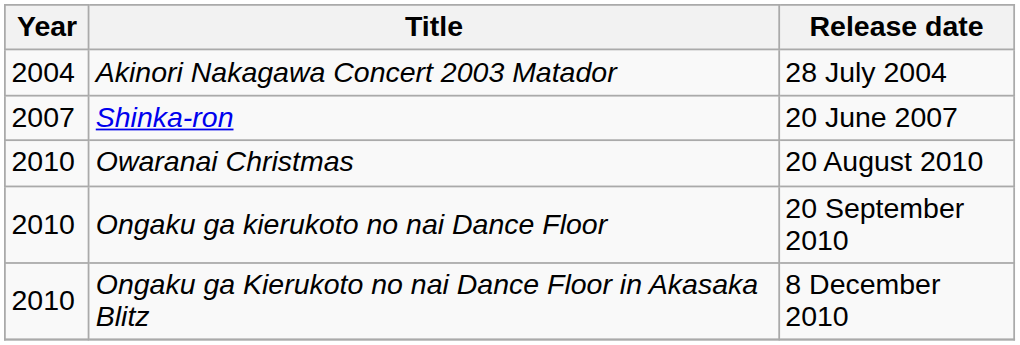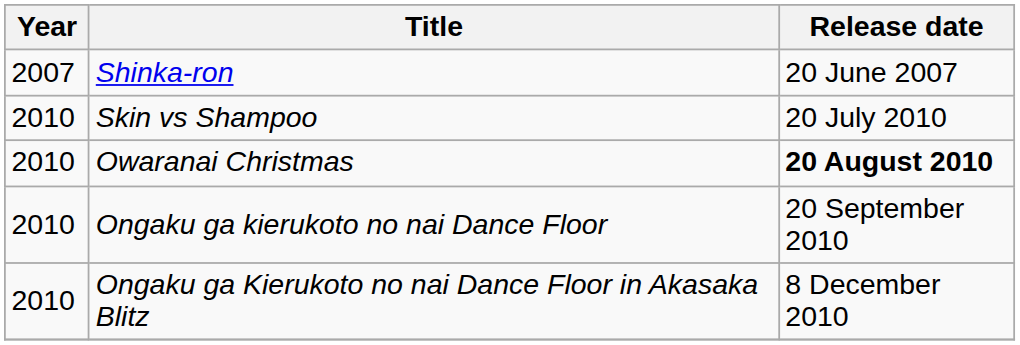- row: (356, 72)
+ row: (207, 117)
(884, 162) normal -> (889, 162) bold
